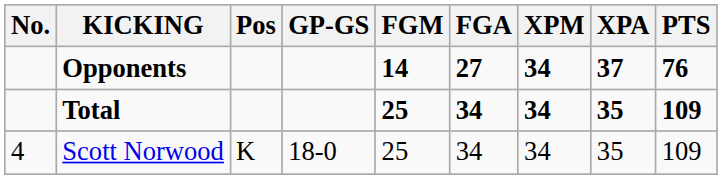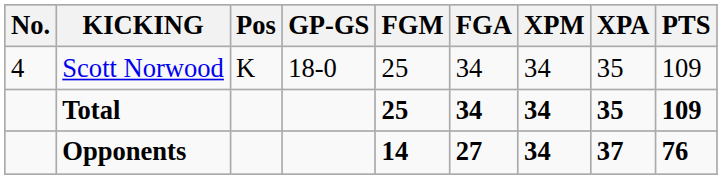rows swapped: (143, 151) <-> (124, 67)
